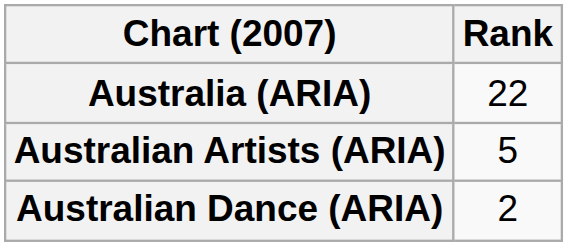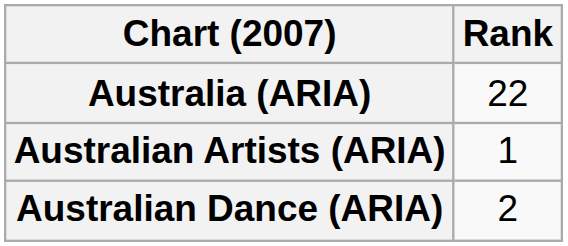(508, 151) 5 -> (508, 151) 1
